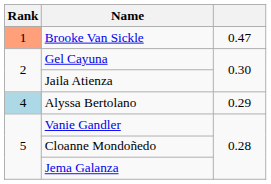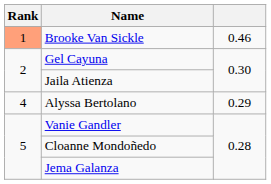(240, 37) 0.47 -> (240, 37) 0.46
(23, 103) lightblue background -> (23, 103) no background
